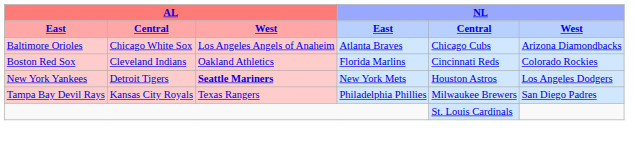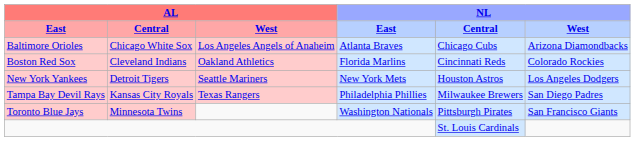(236, 78) bold -> (233, 78) normal
+ row: (45, 111)
